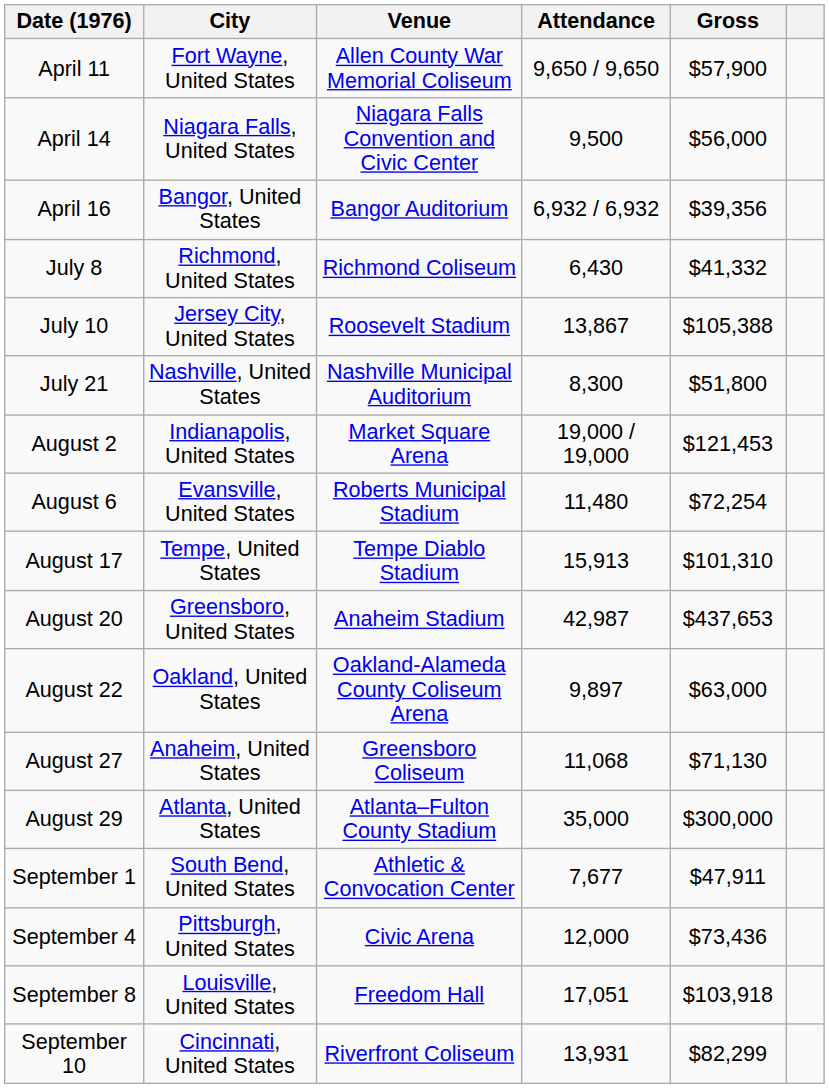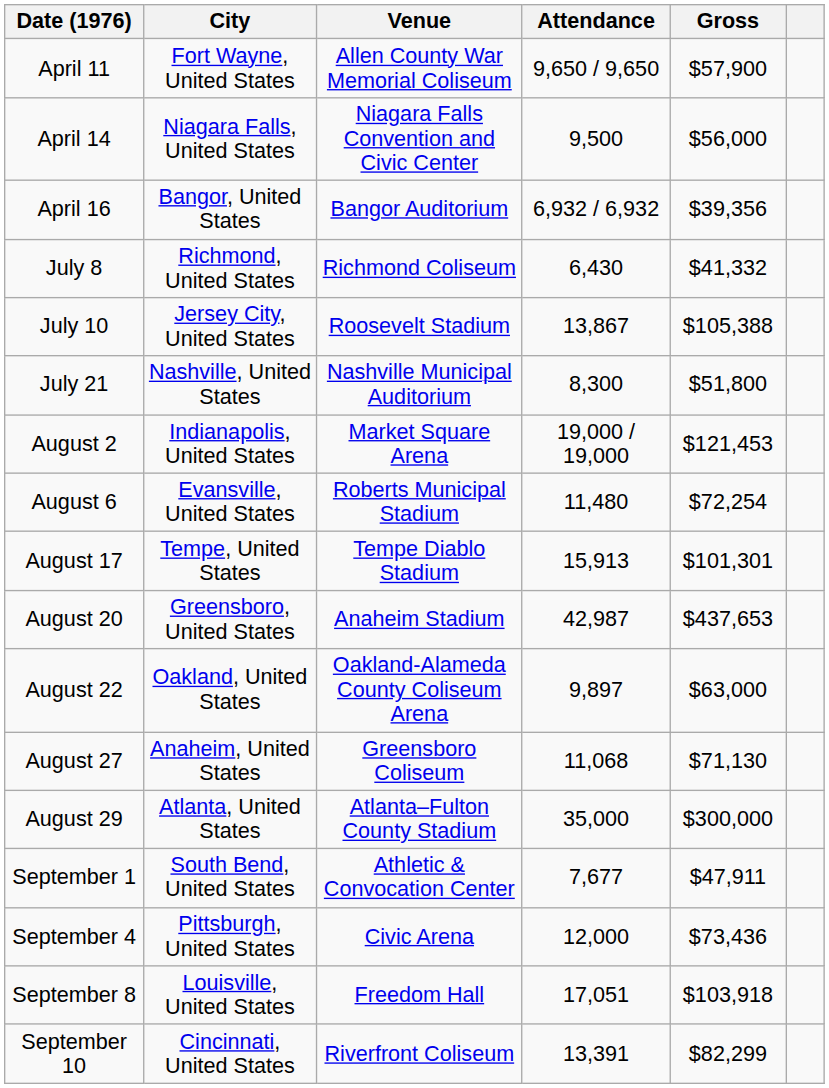(728, 560) $101,310 -> (728, 560) $101,301
(596, 1053) 13,931 -> (596, 1053) 13,391
